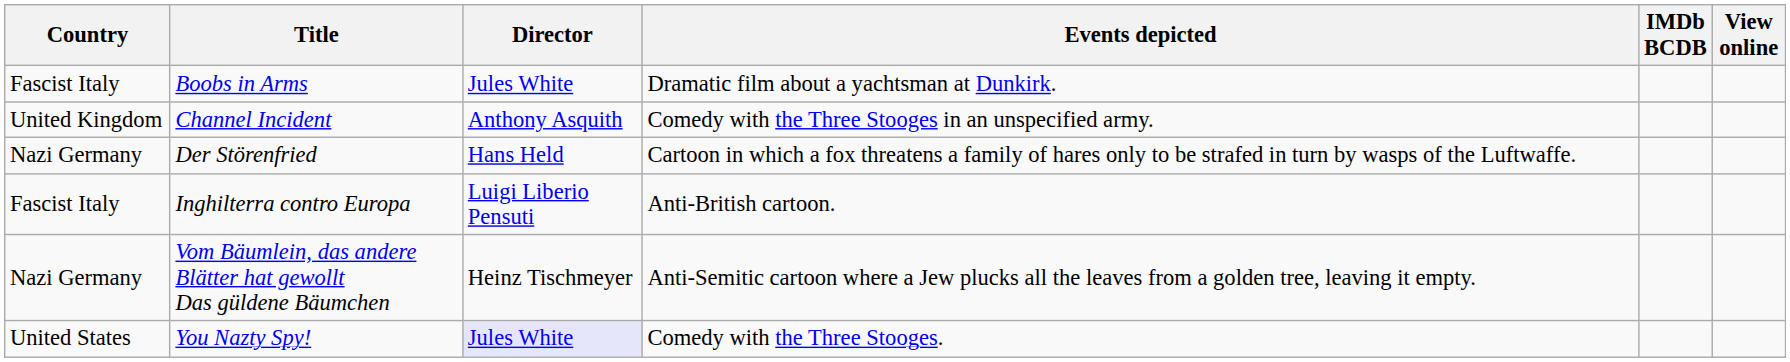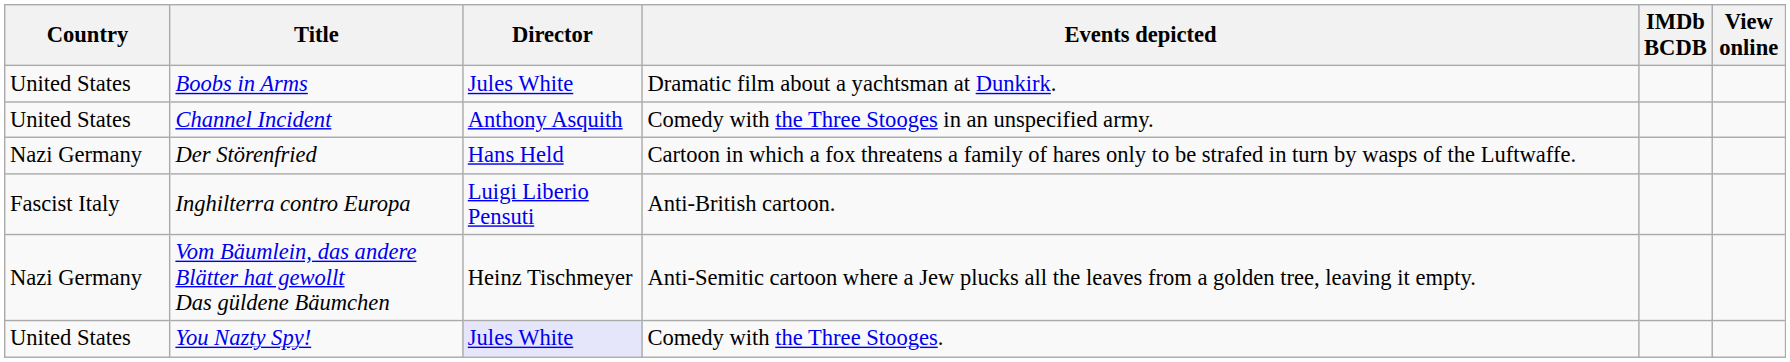(65, 83) Fascist Italy -> (70, 83) United States
(86, 119) United Kingdom -> (70, 119) United States
